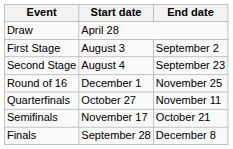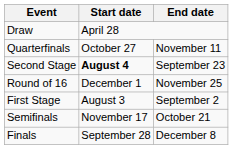rows swapped: (34, 48) <-> (38, 100)
(103, 65) normal -> (105, 65) bold
